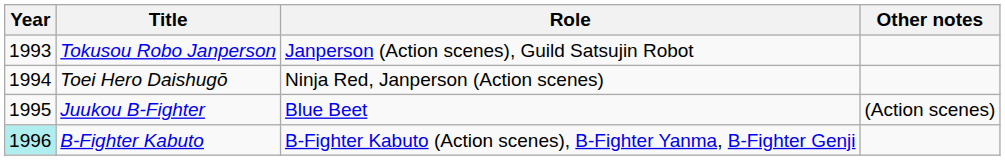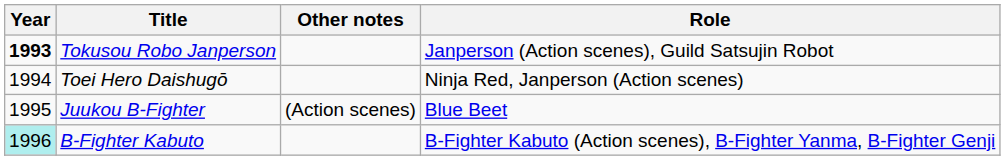columns swapped: (570, 20) <-> (930, 20)
(30, 50) normal -> (30, 50) bold
